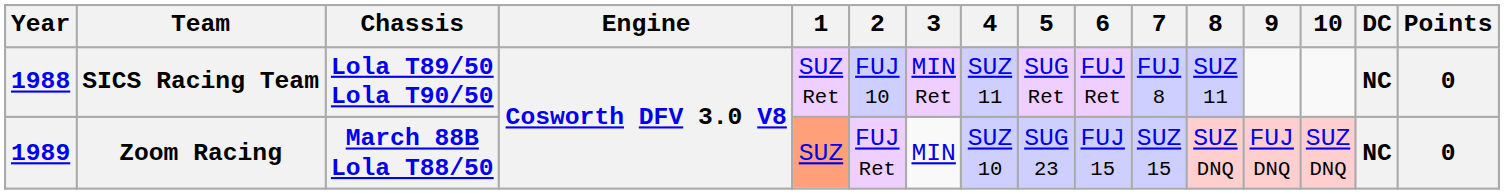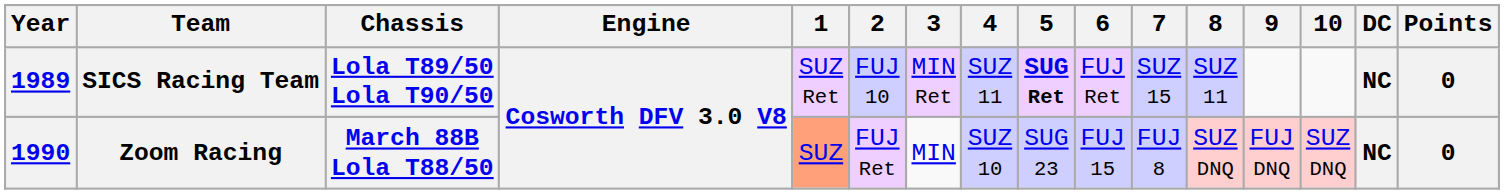(41, 82) 1988 -> (41, 82) 1989
(1046, 81) normal -> (1046, 82) bold
(1159, 81) FUJ 8 -> (1159, 81) SUZ 15
(41, 153) 1989 -> (41, 153) 1990
(1159, 152) SUZ 15 -> (1159, 152) FUJ 8
